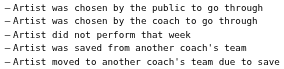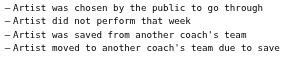- row: (135, 21)
